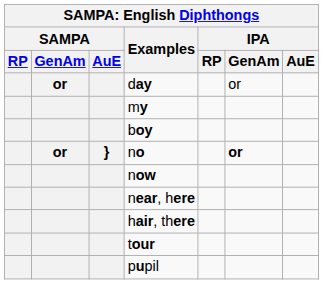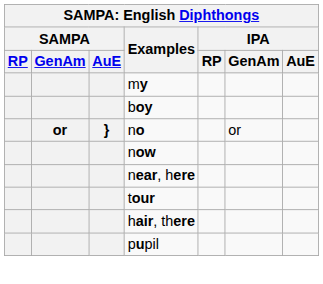- row: (140, 84)
(235, 152) bold -> (235, 130) normal
rows swapped: (161, 221) <-> (141, 244)
